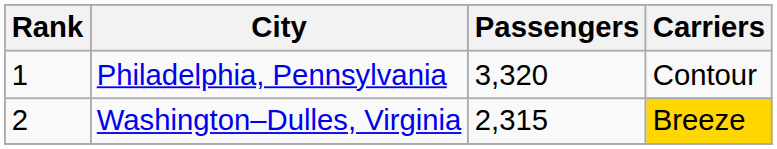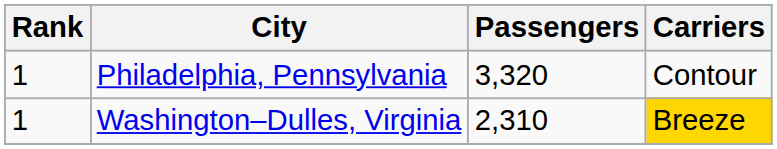(20, 120) 2 -> (20, 120) 1
(511, 120) 2,315 -> (511, 120) 2,310
